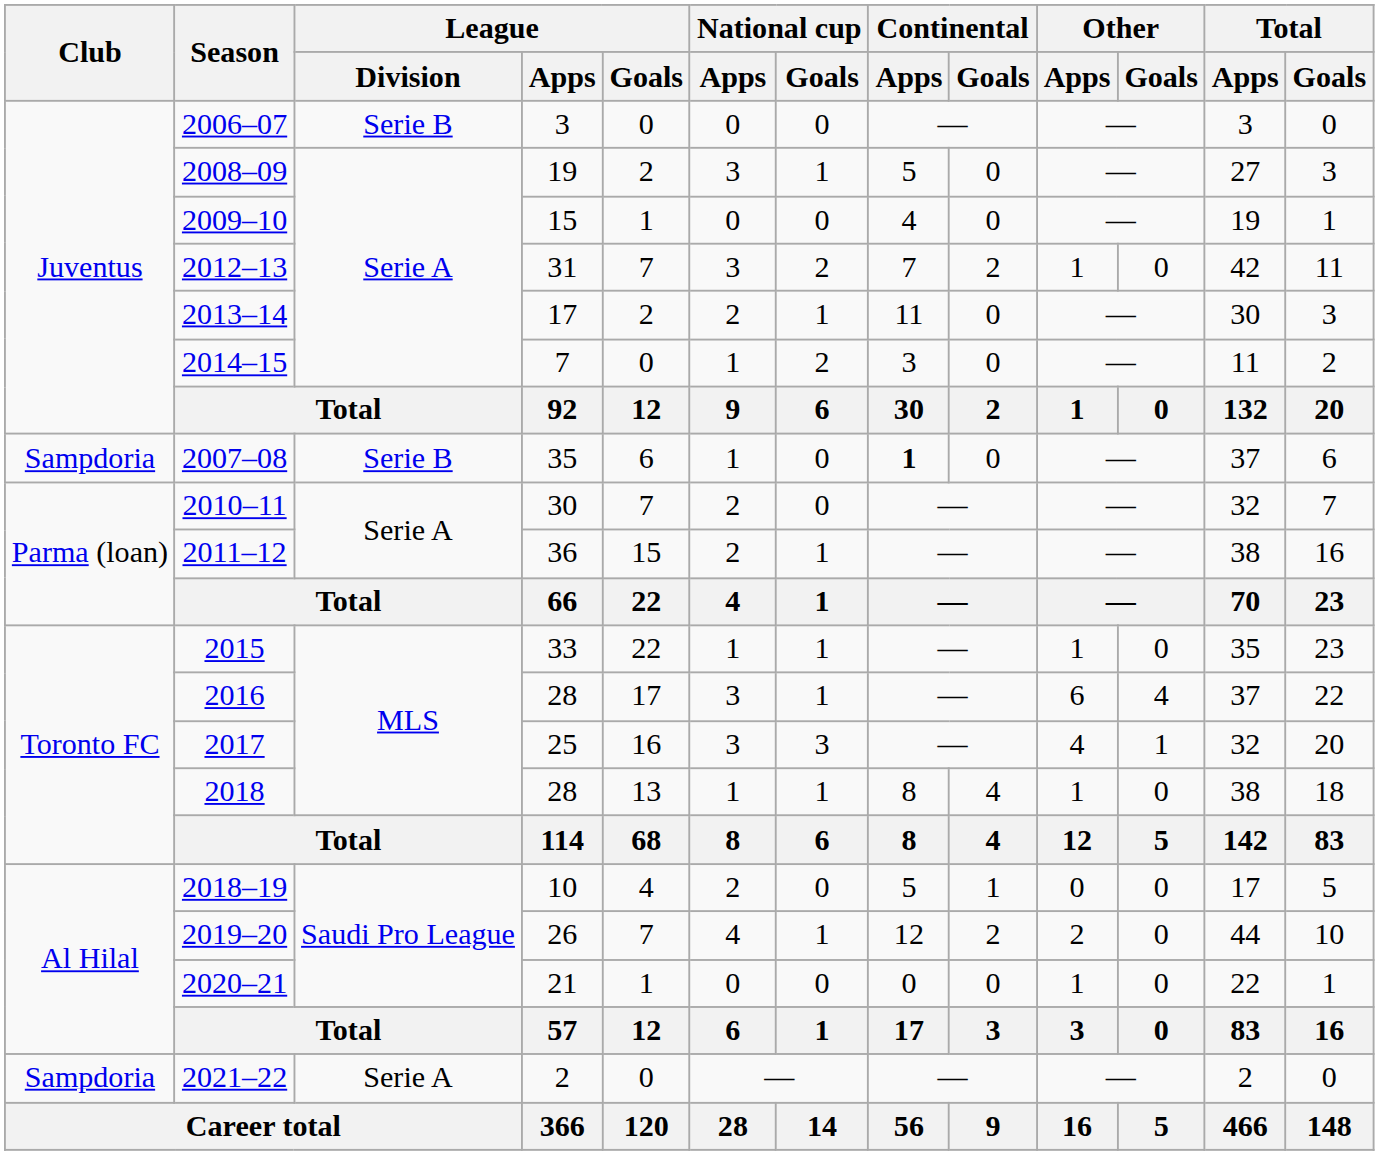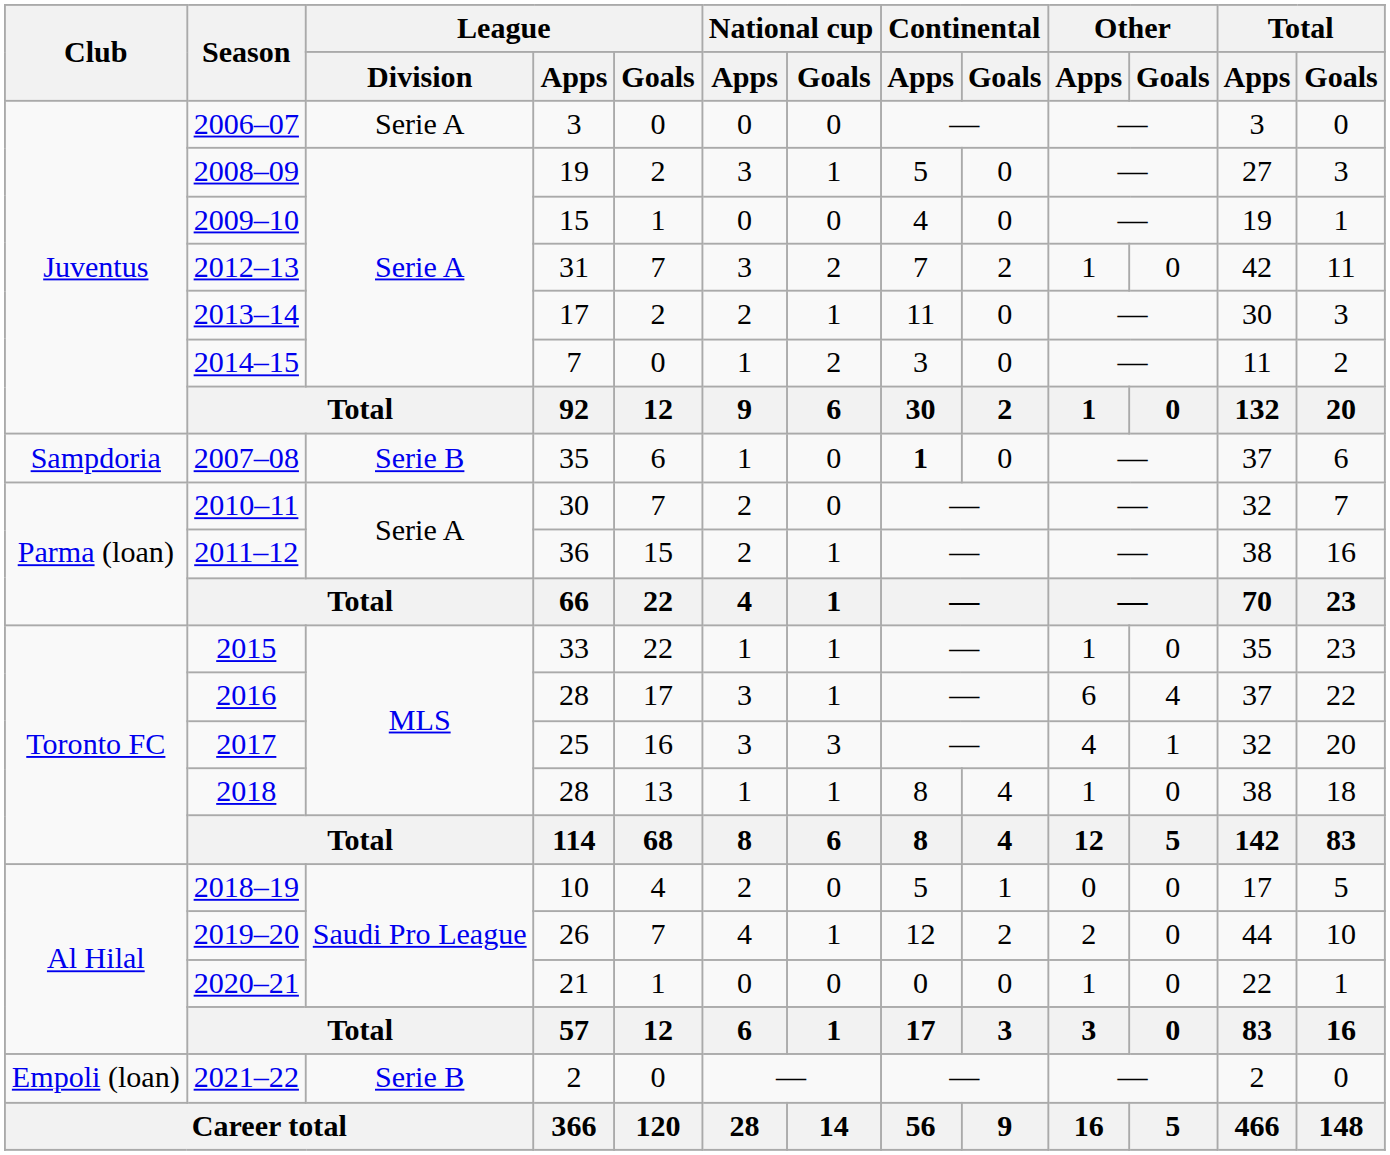(408, 123) Serie B -> (420, 123) Serie A
(90, 1077) Sampdoria -> (96, 1077) Empoli (loan)
(408, 1077) Serie A -> (420, 1077) Serie B
